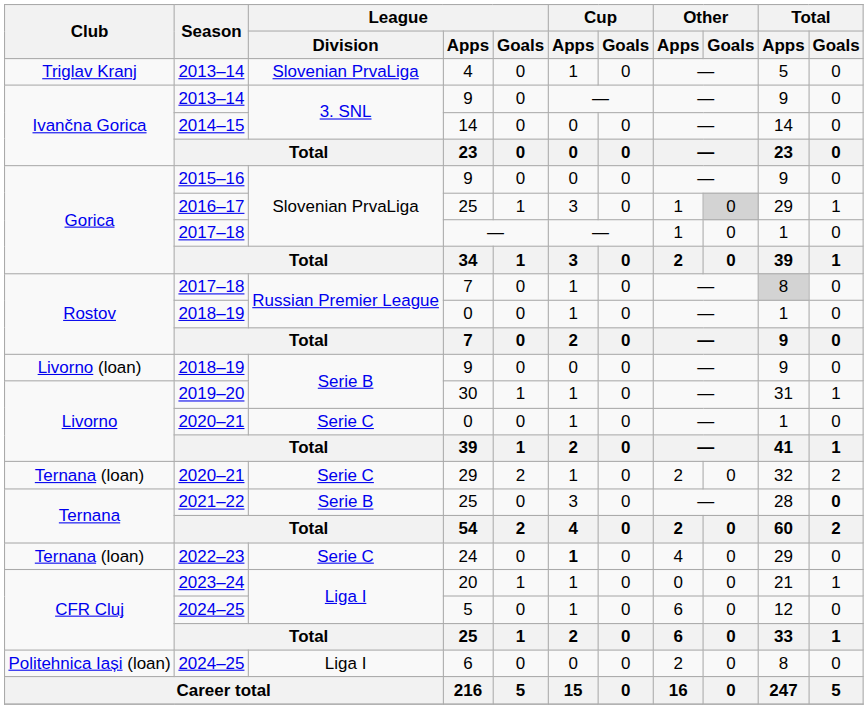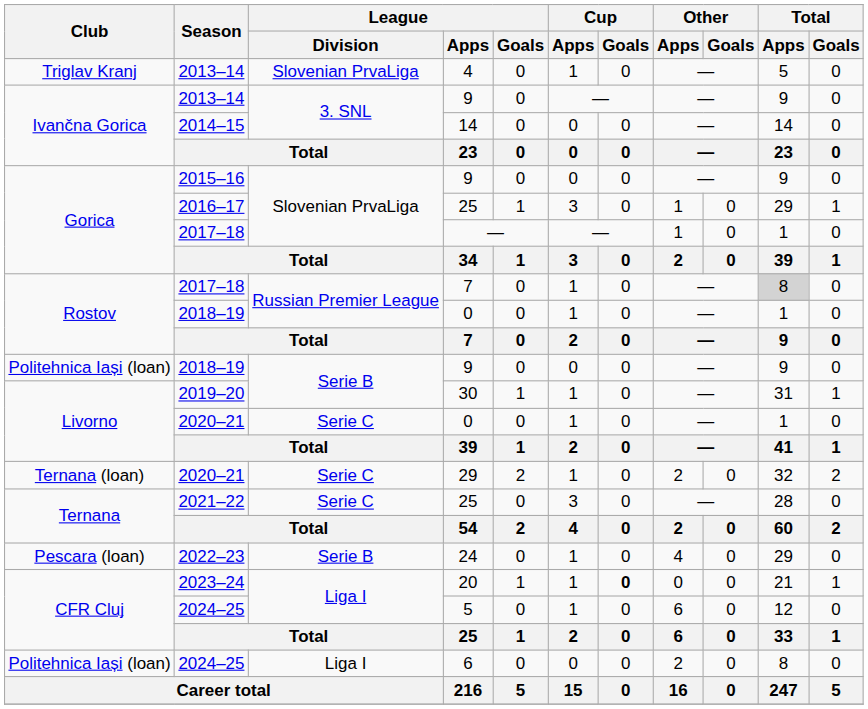(731, 206) lightgrey background -> (731, 206) no background
(90, 367) Livorno (loan) -> (90, 367) Politehnica Iași (loan)
(346, 502) Serie B -> (346, 502) Serie C
(836, 502) bold -> (836, 502) normal
(90, 555) Ternana (loan) -> (90, 555) Pescara (loan)
(346, 555) Serie C -> (346, 555) Serie B
(573, 555) bold -> (573, 555) normal
(626, 582) normal -> (626, 582) bold
